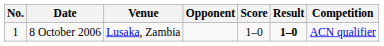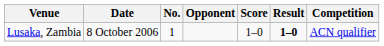columns swapped: (15, 13) <-> (143, 13)
